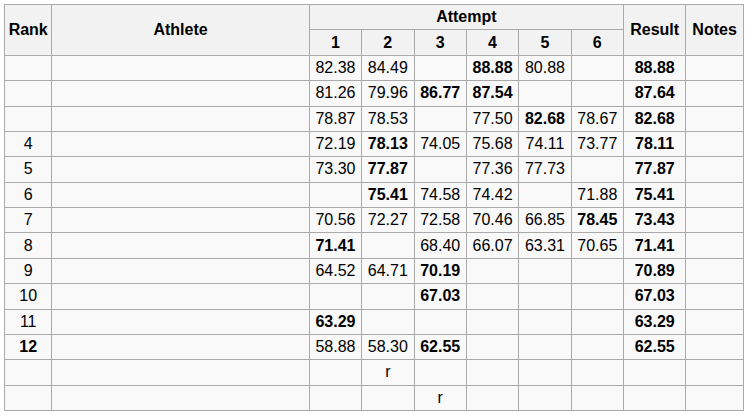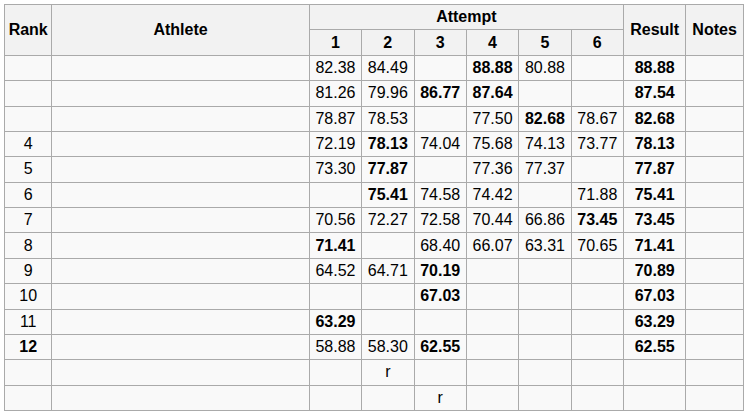(493, 93) 87.54 -> (493, 93) 87.64
(655, 93) 87.64 -> (655, 93) 87.54
(440, 144) 74.05 -> (440, 144) 74.04
(545, 144) 74.11 -> (545, 144) 74.13
(655, 144) 78.11 -> (655, 144) 78.13
(545, 169) 77.73 -> (545, 169) 77.37
(493, 220) 70.46 -> (493, 220) 70.44
(545, 220) 66.85 -> (545, 220) 66.86
(597, 220) 78.45 -> (597, 220) 73.45
(655, 220) 73.43 -> (655, 220) 73.45
